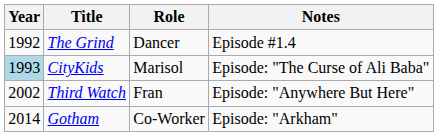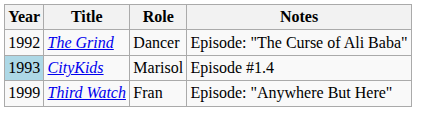(254, 42) Episode #1.4 -> (299, 42) Episode: "The Curse of Ali Baba"
(321, 67) Episode: "The Curse of Ali Baba" -> (232, 67) Episode #1.4
(24, 93) 2002 -> (24, 93) 1999
- row: (73, 118)
